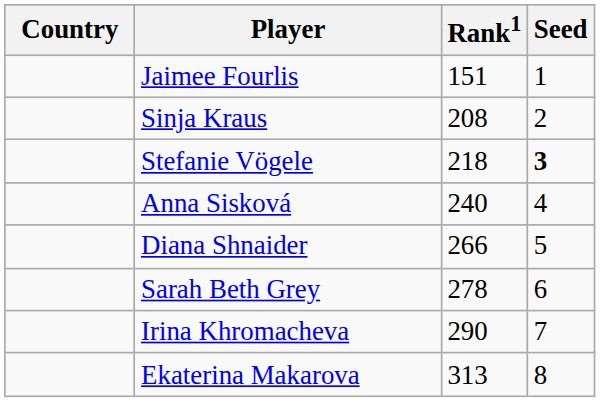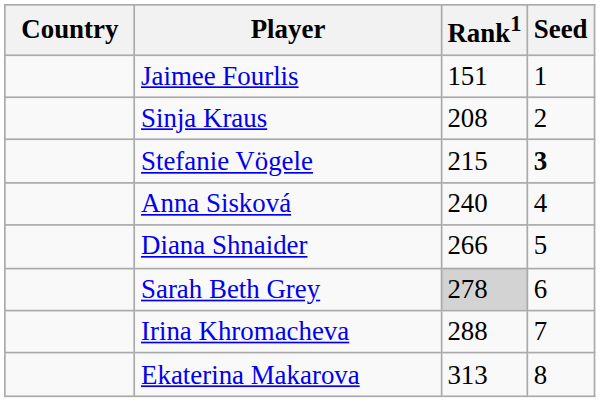(468, 160) 218 -> (468, 160) 215
(468, 288) no background -> (468, 288) lightgrey background
(468, 331) 290 -> (468, 331) 288
